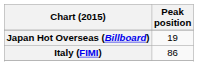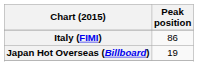rows swapped: (78, 53) <-> (78, 38)
